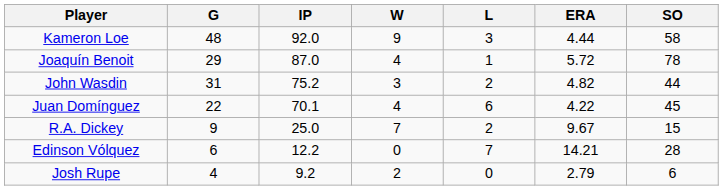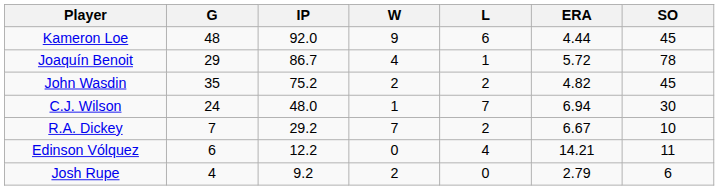(489, 38) 3 -> (486, 38) 6
(672, 38) 58 -> (668, 38) 45
(305, 60) 87.0 -> (303, 60) 86.7
(213, 83) 31 -> (212, 83) 35
(397, 83) 3 -> (394, 83) 2
(672, 83) 44 -> (668, 83) 45
- row: (86, 106)
+ row: (85, 106)
(213, 128) 9 -> (212, 128) 7
(305, 128) 25.0 -> (303, 128) 29.2
(581, 128) 9.67 -> (577, 128) 6.67
(672, 128) 15 -> (668, 128) 10
(489, 151) 7 -> (486, 151) 4
(672, 151) 28 -> (668, 151) 11
